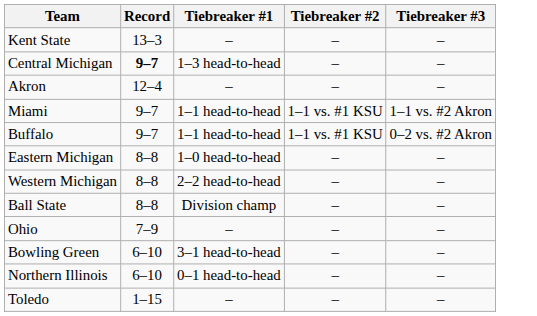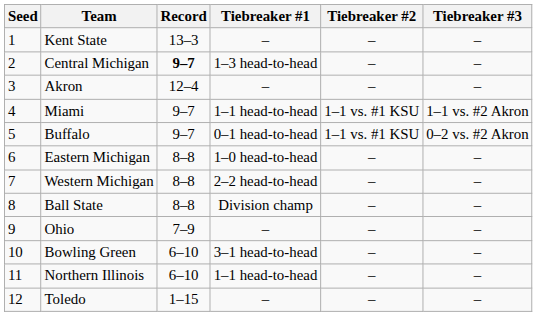+ column: (23, 16)
(229, 134) 1–1 head-to-head -> (265, 134) 0–1 head-to-head
(229, 275) 0–1 head-to-head -> (265, 275) 1–1 head-to-head
